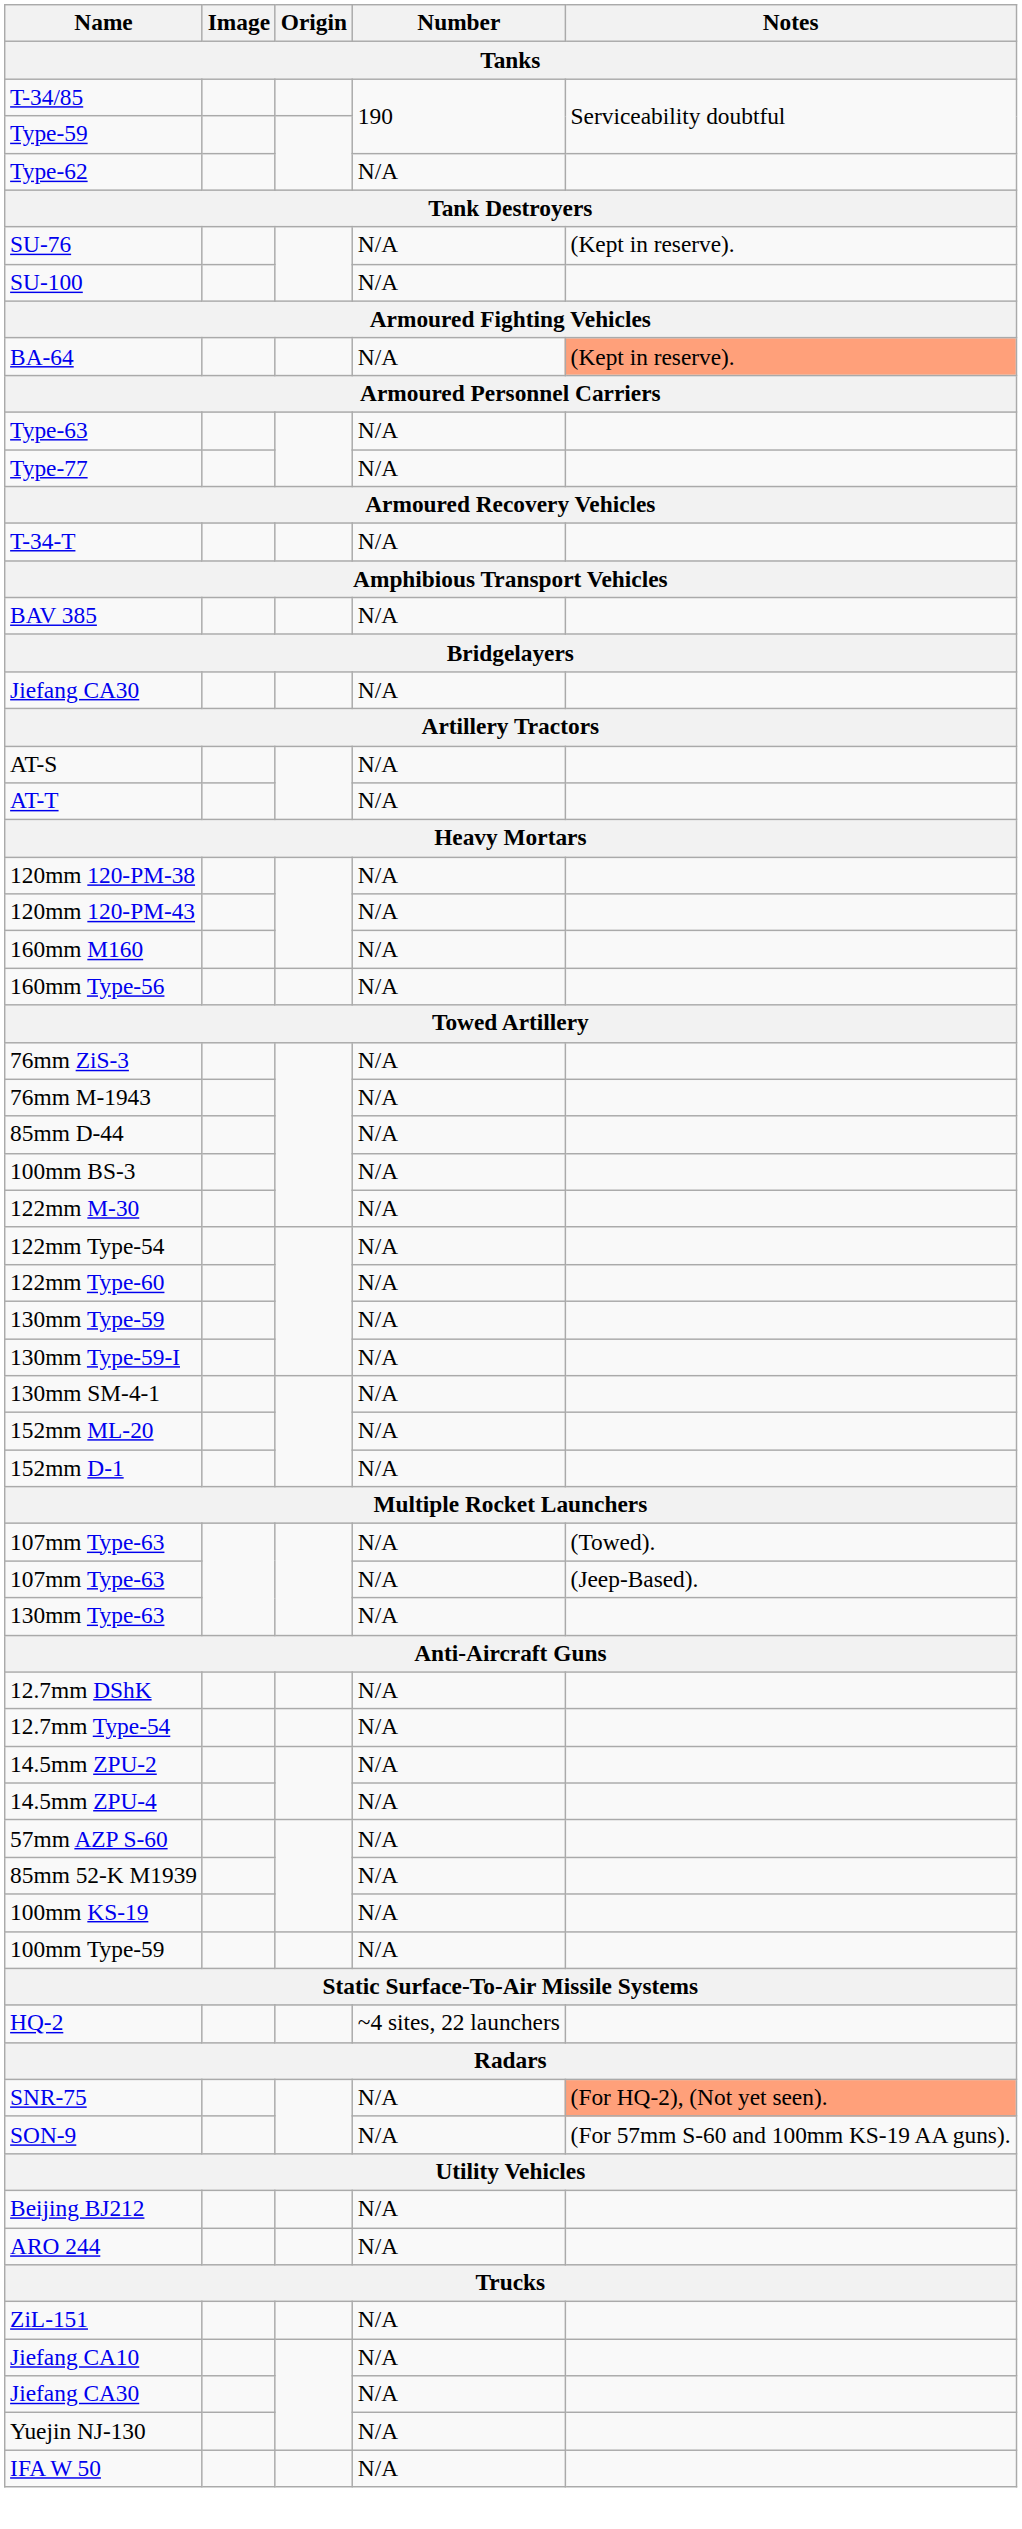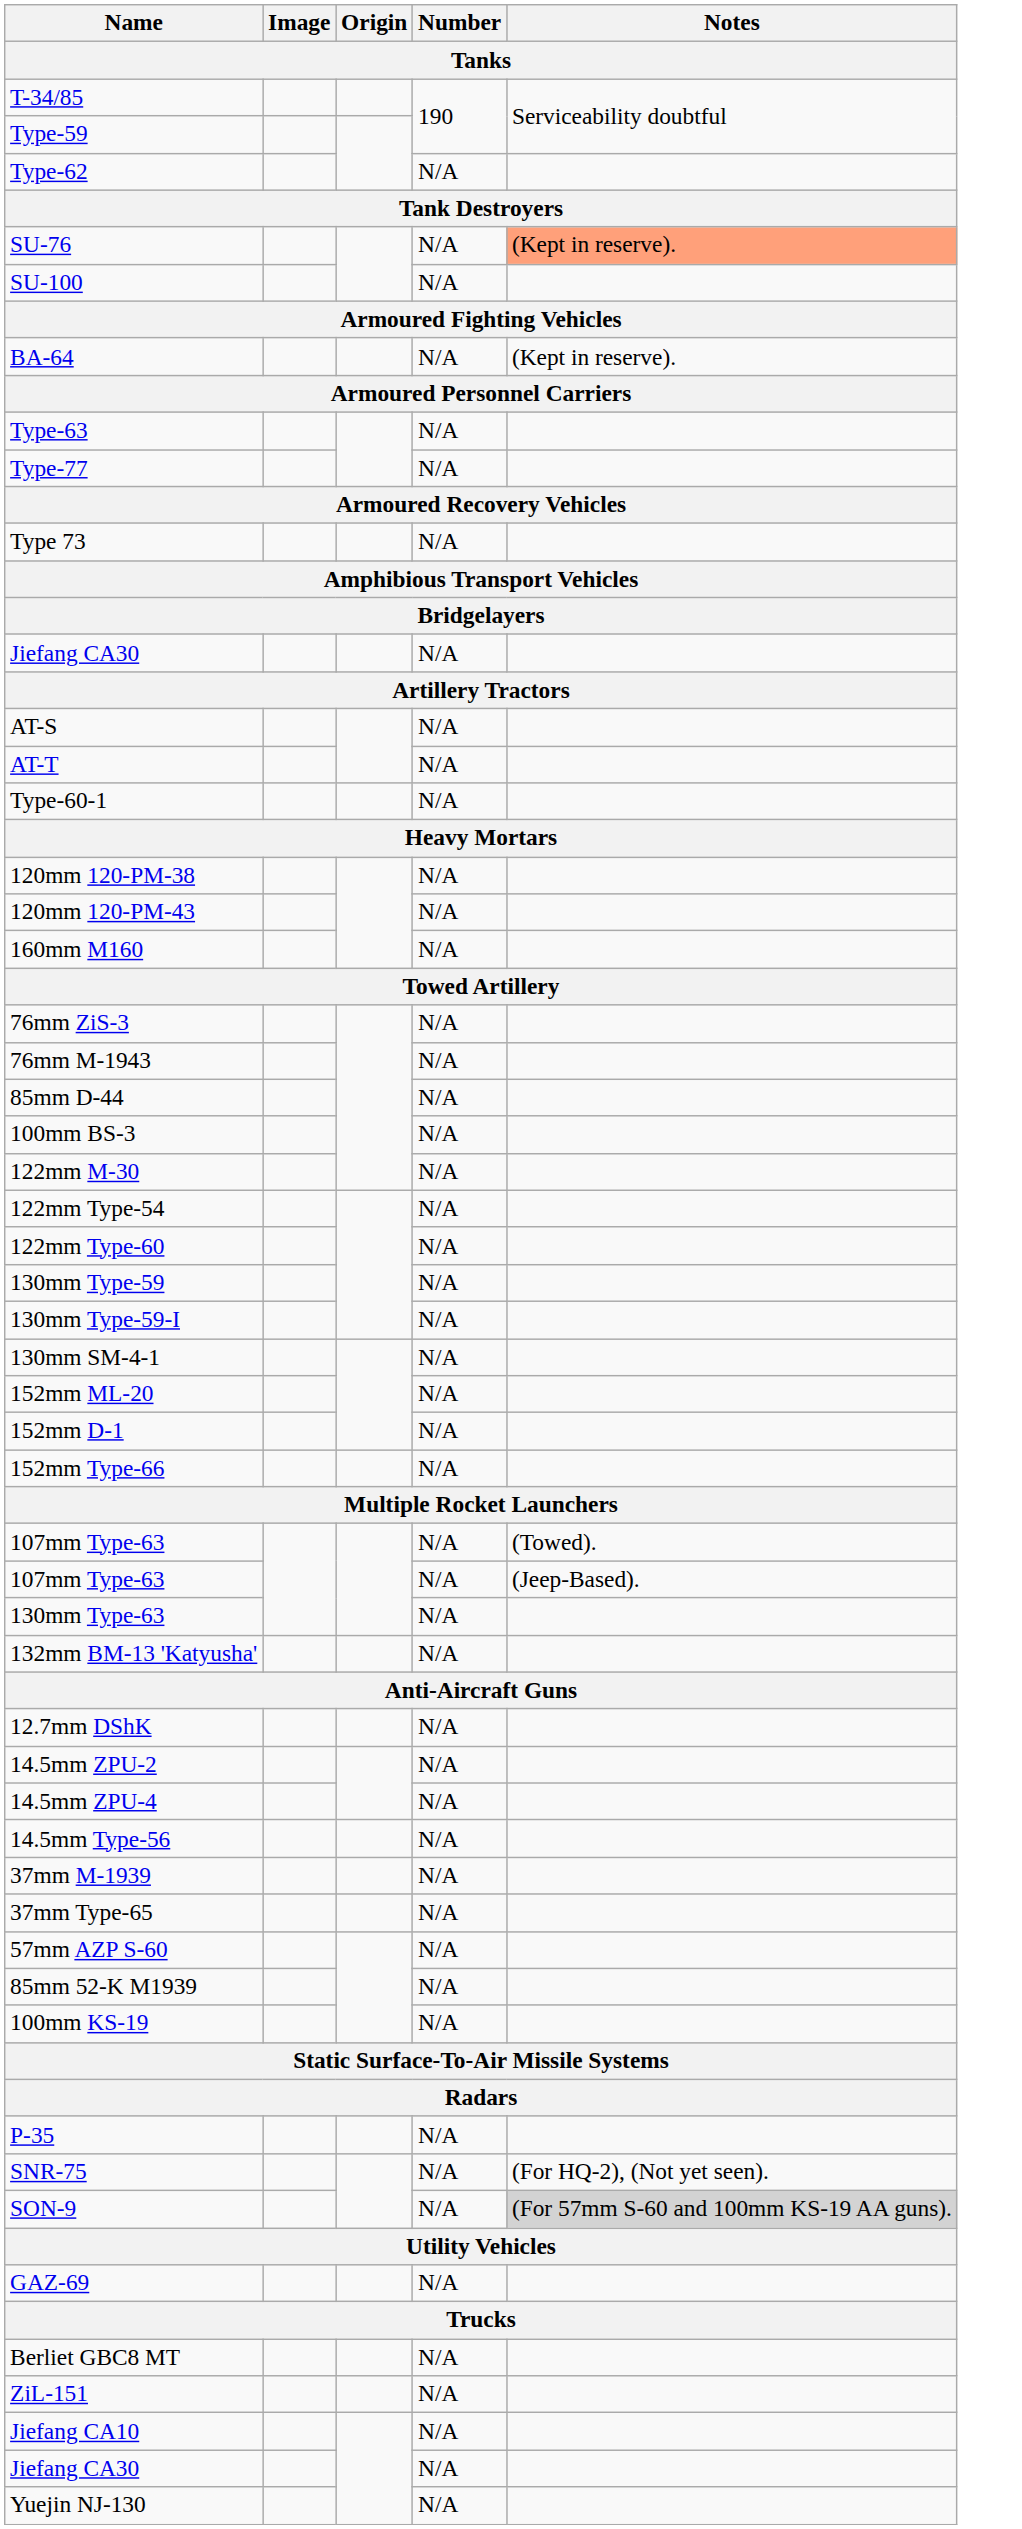(653, 245) no background -> (594, 245) lightsalmon background
(653, 356) lightsalmon background -> (594, 356) no background
- row: (43, 541)
+ row: (48, 541)
- row: (54, 615)
+ row: (59, 801)
- row: (87, 986)
+ row: (87, 1467)
+ row: (134, 1653)
- row: (90, 1727)
+ row: (90, 1838)
+ row: (81, 1875)
+ row: (81, 1912)
- row: (87, 1949)
- row: (37, 2023)
+ row: (32, 2134)
(699, 2097) lightsalmon background -> (640, 2171) no background
(791, 2134) no background -> (732, 2208) lightgrey background
+ row: (50, 2282)
- row: (77, 2208)
- row: (55, 2245)
+ row: (95, 2357)
- row: (56, 2468)
